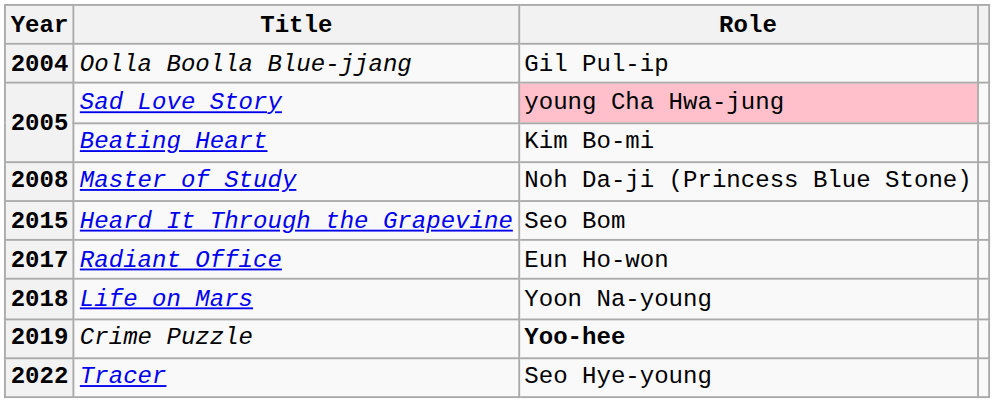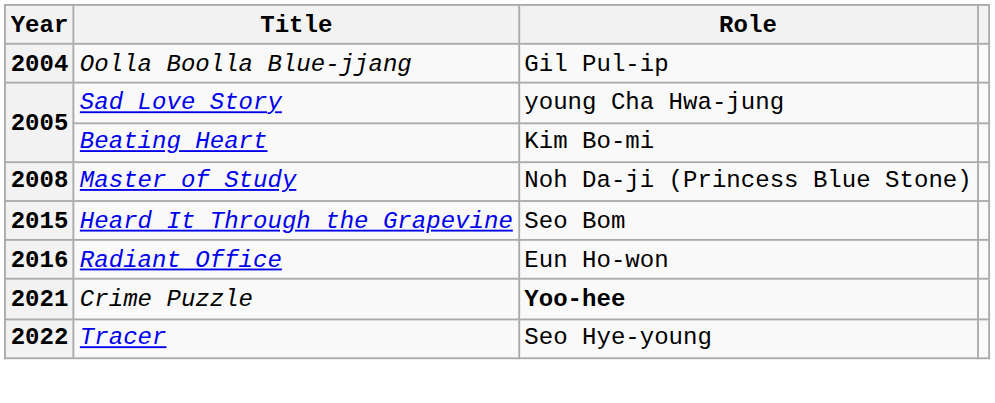(654, 103) pink background -> (654, 103) no background
(40, 260) 2017 -> (40, 260) 2016
- row: (166, 299)
(40, 338) 2019 -> (40, 299) 2021
